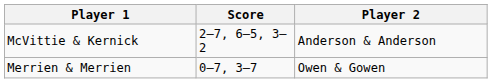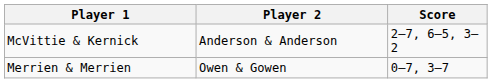columns swapped: (391, 14) <-> (246, 14)
